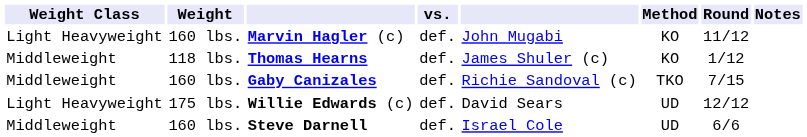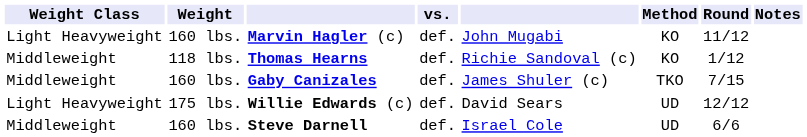(535, 59) James Shuler (c) -> (549, 59) Richie Sandoval (c)
(549, 81) Richie Sandoval (c) -> (535, 81) James Shuler (c)
